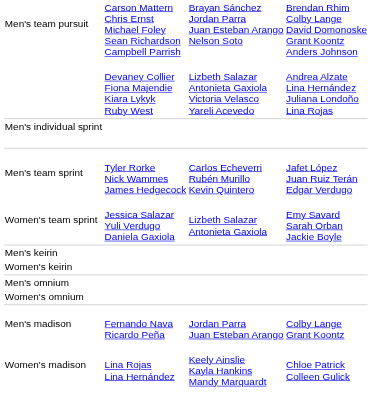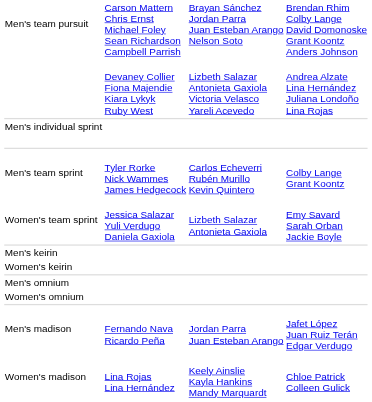(322, 178) Jafet López Juan Ruiz Terán Edgar Verdugo -> (315, 178) Colby Lange Grant Koontz
(315, 329) Colby Lange Grant Koontz -> (322, 335) Jafet López Juan Ruiz Terán Edgar Verdugo
